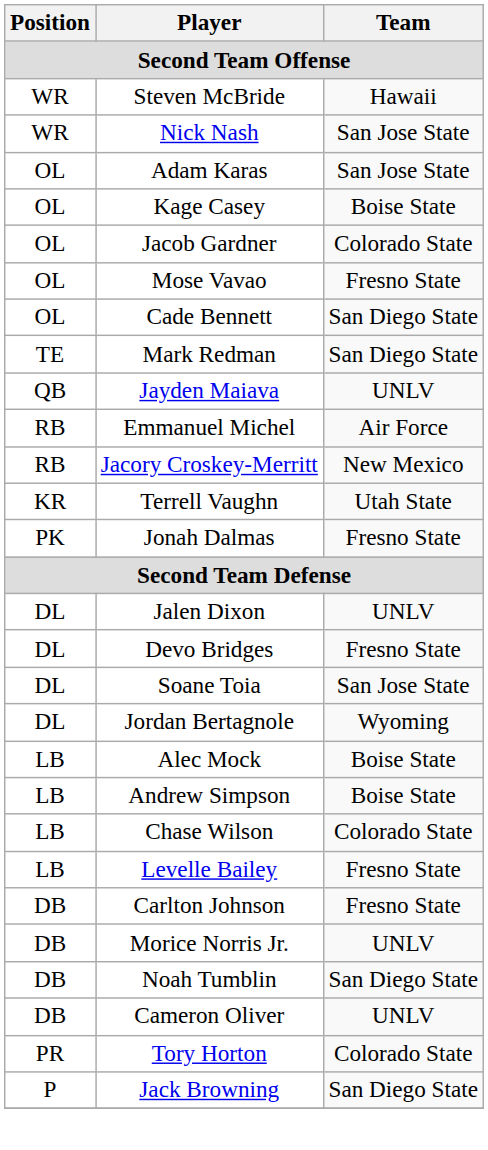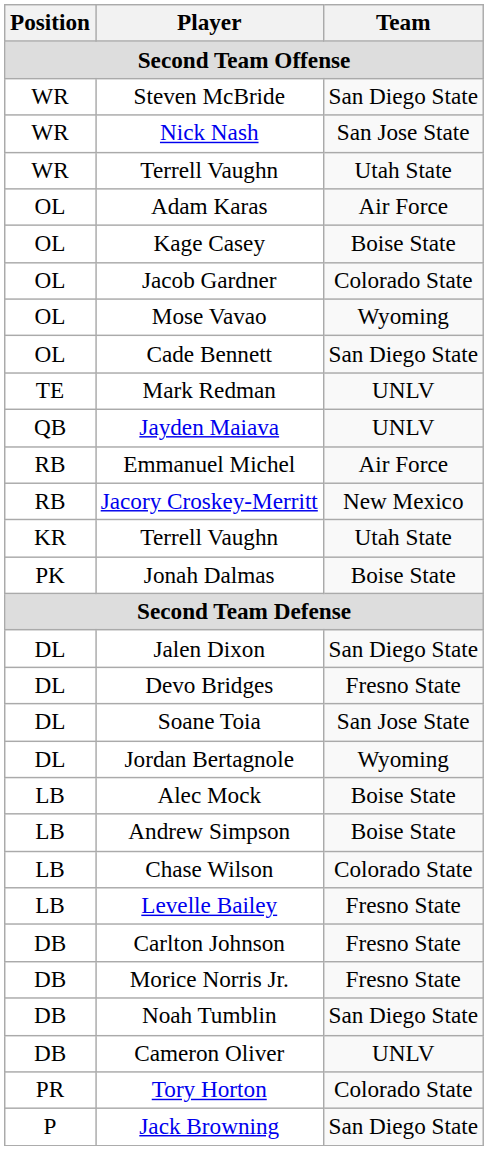(403, 96) Hawaii -> (403, 96) San Diego State
+ row: (50, 170)
(403, 170) San Jose State -> (403, 206) Air Force
(403, 280) Fresno State -> (403, 317) Wyoming
(403, 354) San Diego State -> (403, 390) UNLV
(403, 538) Fresno State -> (403, 574) Boise State
(403, 611) UNLV -> (403, 648) San Diego State
(403, 942) UNLV -> (403, 979) Fresno State
